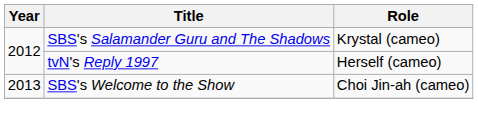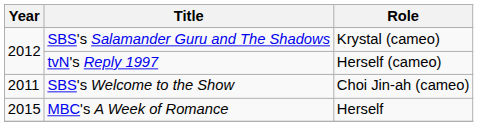(24, 86) 2013 -> (24, 86) 2011
+ row: (138, 109)
